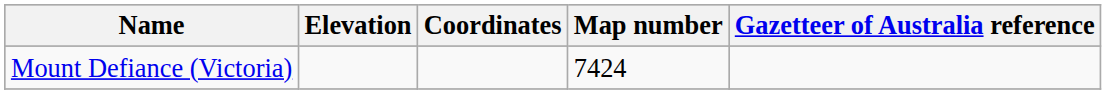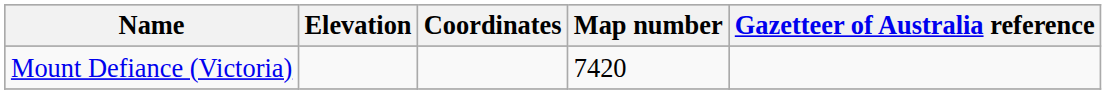(600, 67) 7424 -> (600, 67) 7420
